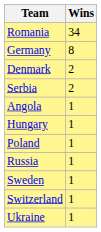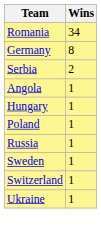- row: (29, 69)
